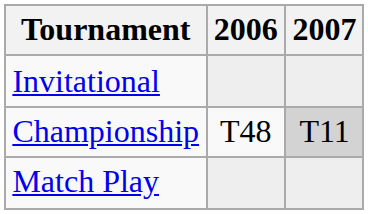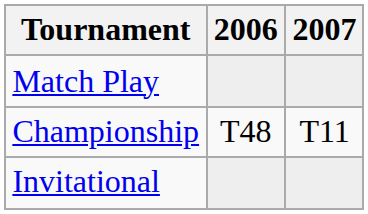rows swapped: (86, 182) <-> (86, 80)
(325, 131) lightgrey background -> (325, 131) no background
